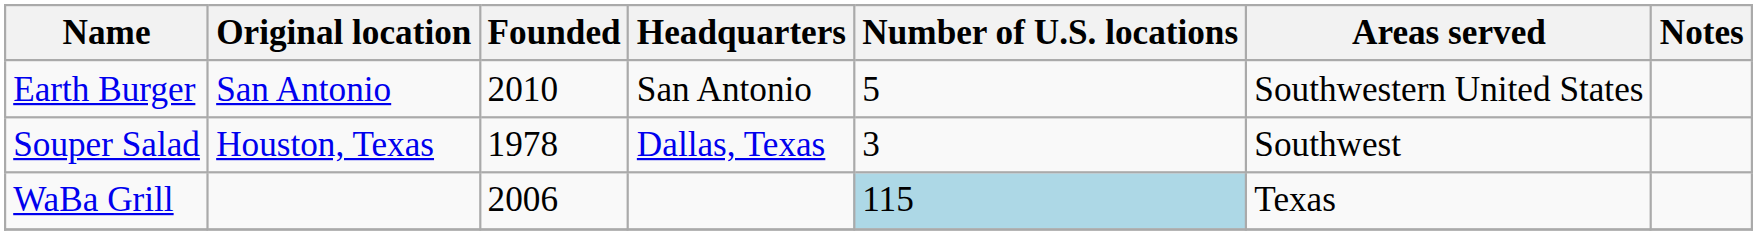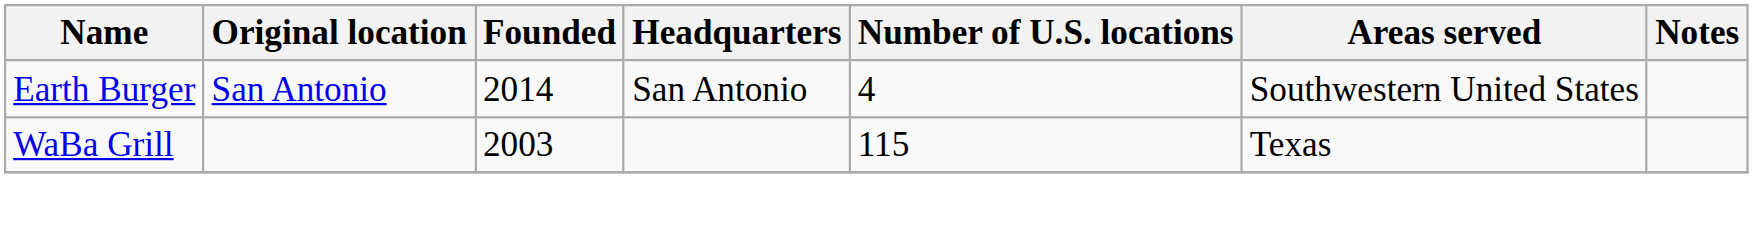(523, 88) 2010 -> (518, 88) 2014
(871, 88) 5 -> (867, 88) 4
- row: (107, 144)
(523, 199) 2006 -> (518, 144) 2003
(888, 199) lightblue background -> (883, 144) no background
